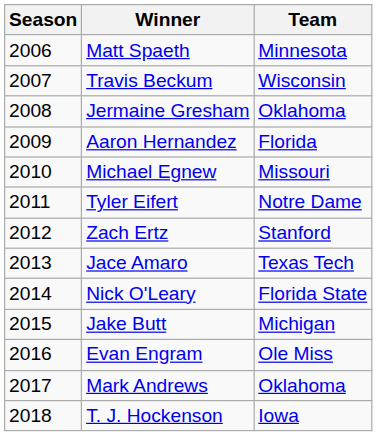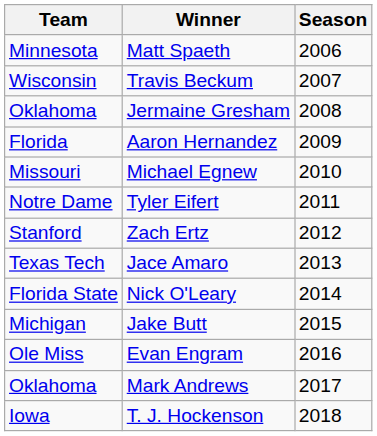columns swapped: (43, 19) <-> (313, 19)
